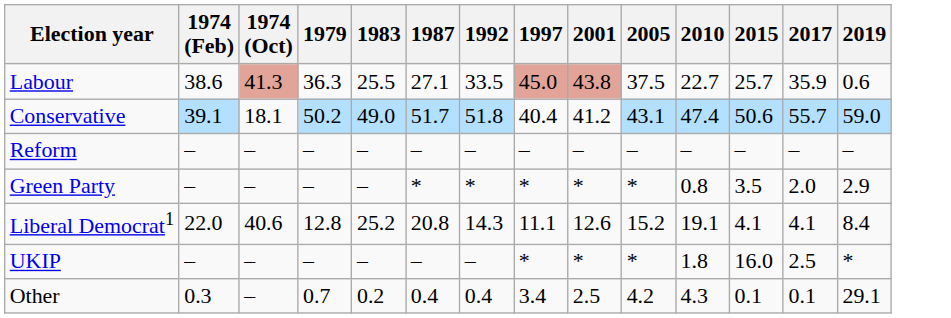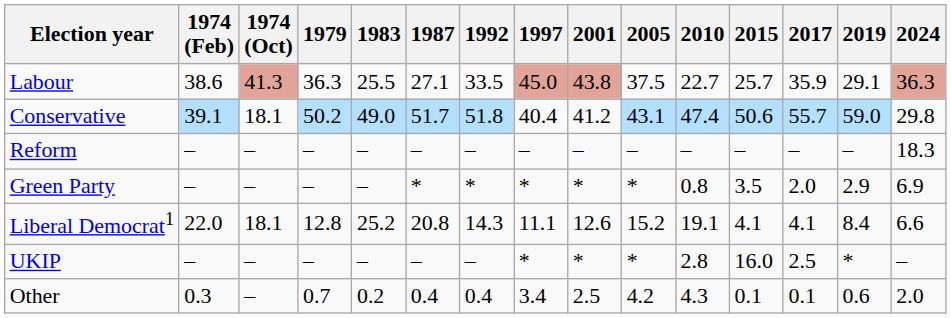+ column: (918, 34)
(856, 81) 0.6 -> (862, 81) 29.1
(263, 223) 40.6 -> (263, 223) 18.1
(694, 261) 1.8 -> (694, 261) 2.8
(862, 295) 29.1 -> (856, 295) 0.6
